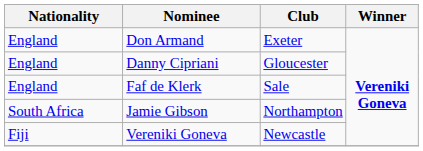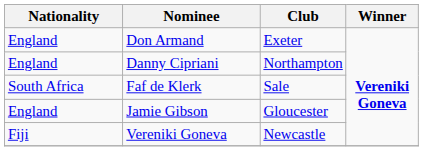(296, 63) Gloucester -> (303, 63) Northampton
(33, 87) England -> (46, 87) South Africa
(46, 110) South Africa -> (33, 110) England
(303, 110) Northampton -> (296, 110) Gloucester
